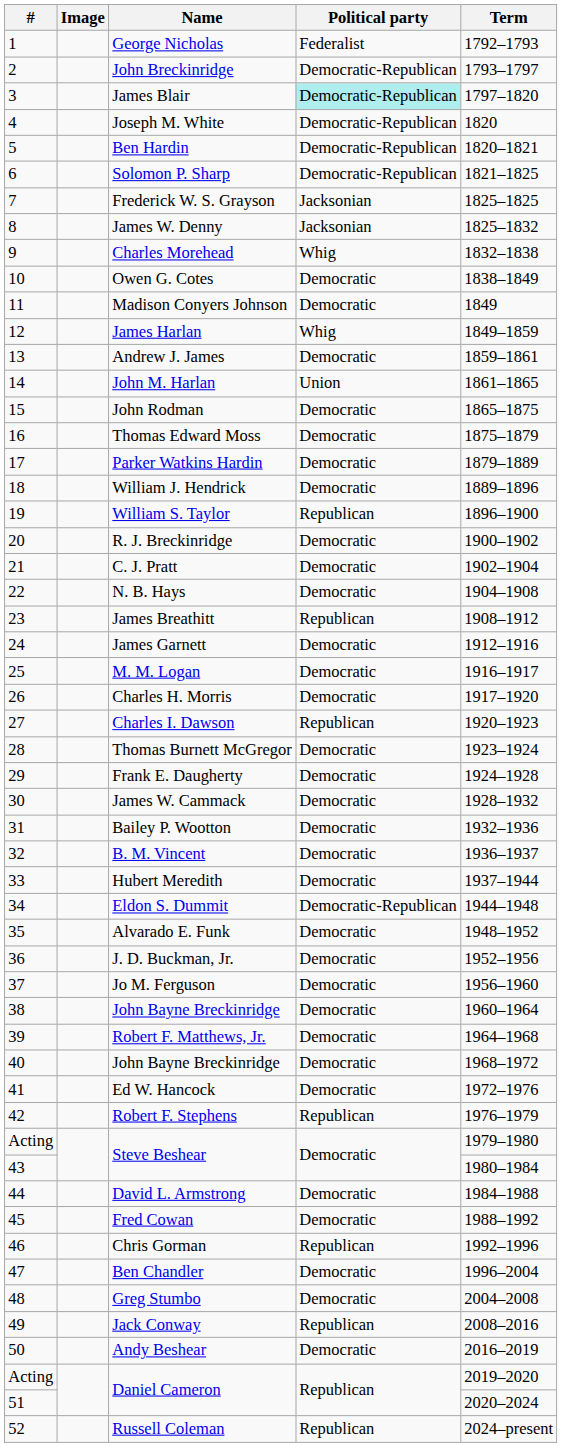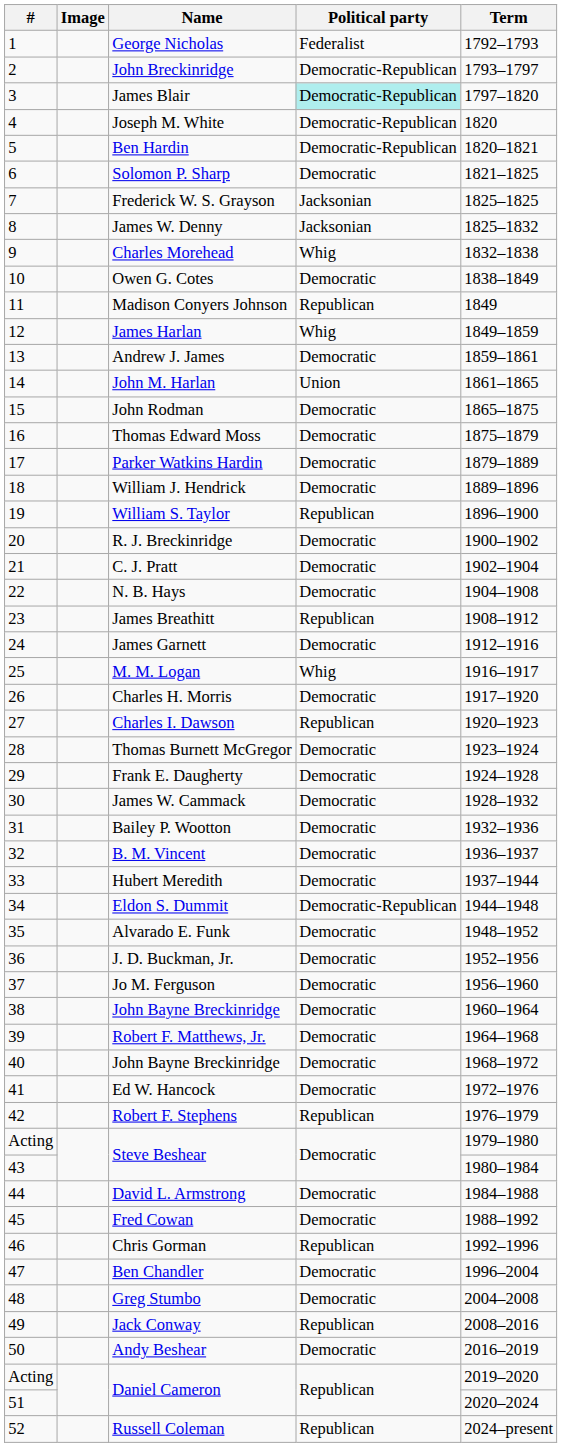(378, 174) Democratic-Republican -> (338, 174) Democratic
(338, 305) Democratic -> (337, 305) Republican
(338, 670) Democratic -> (318, 670) Whig
